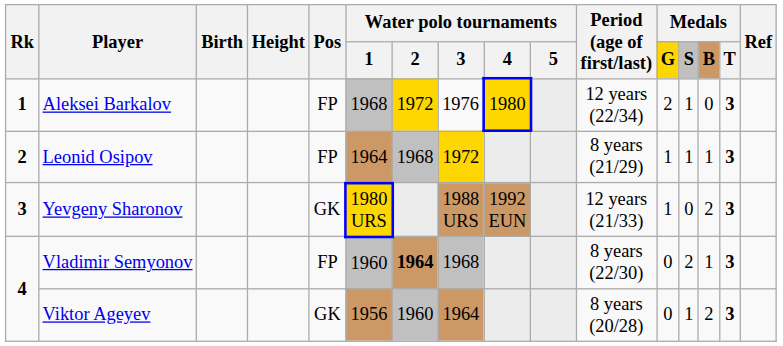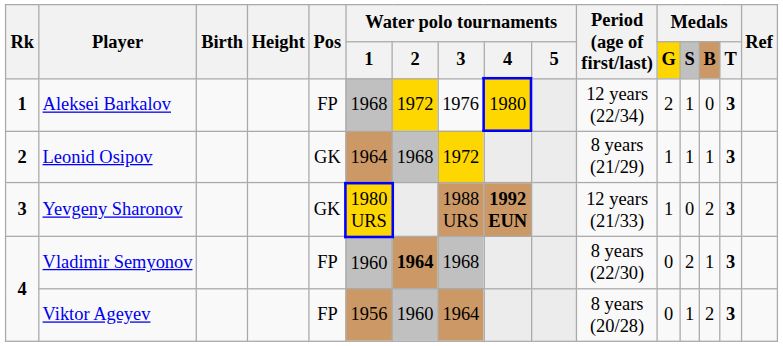(327, 157) FP -> (327, 157) GK
(507, 209) normal -> (508, 209) bold
(327, 314) GK -> (327, 314) FP
